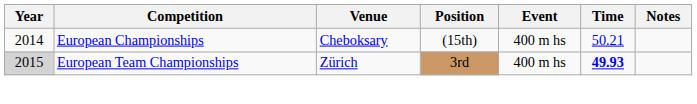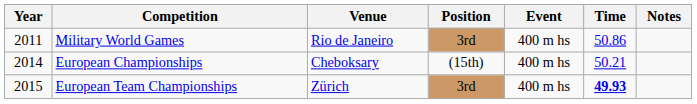+ row: (120, 40)
(29, 63) lightgrey background -> (28, 87) no background
